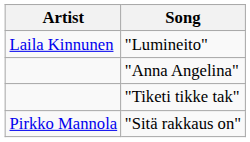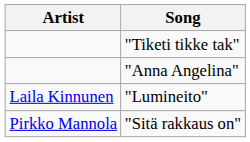rows swapped: (166, 44) <-> (182, 96)
